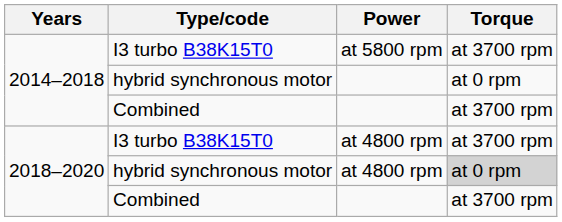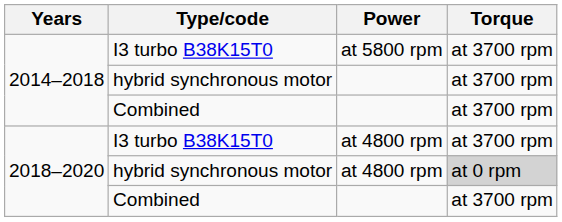(486, 79) at 0 rpm -> (502, 79) at 3700 rpm
